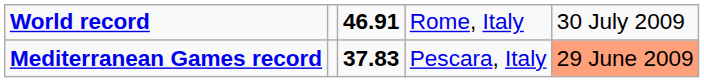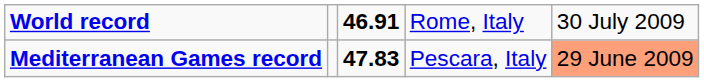(371, 58) 37.83 -> (371, 58) 47.83
